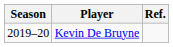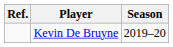columns swapped: (28, 14) <-> (155, 14)
